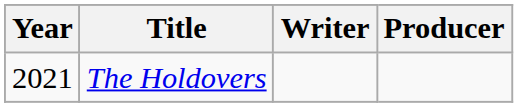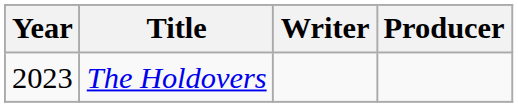(42, 76) 2021 -> (42, 76) 2023
